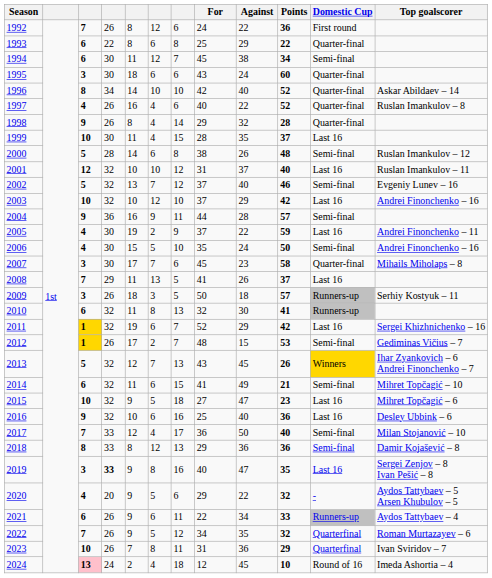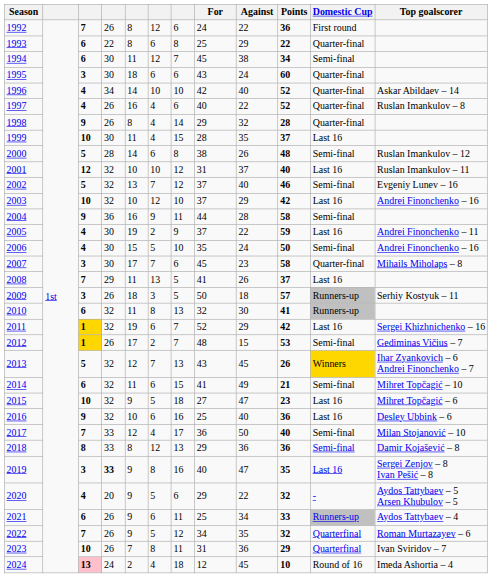(83, 91) 8 -> (83, 91) 4
(285, 216) 57 -> (285, 216) 58
(202, 517) 22 -> (202, 517) 25
